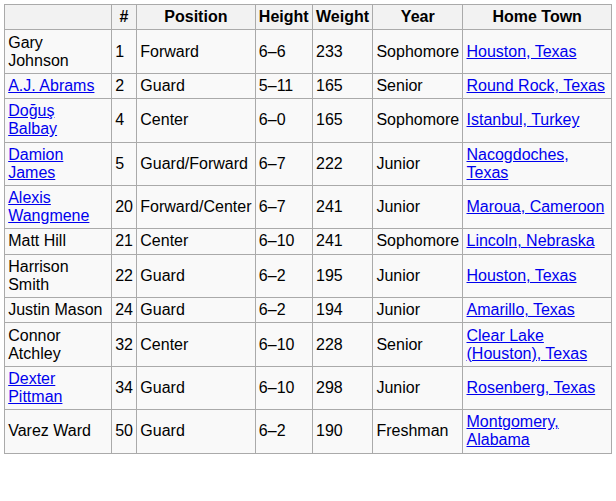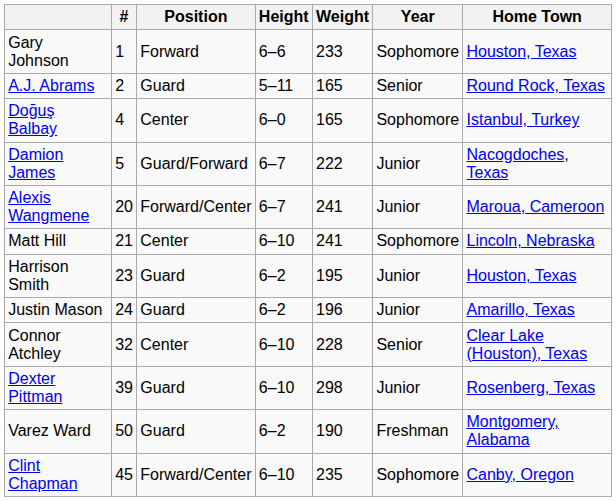(124, 275) 22 -> (124, 275) 23
(329, 310) 194 -> (329, 310) 196
(124, 387) 34 -> (124, 387) 39
+ row: (43, 474)
